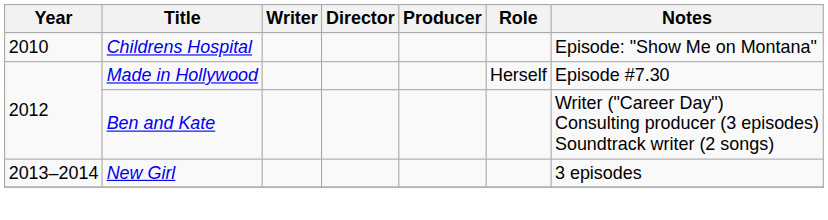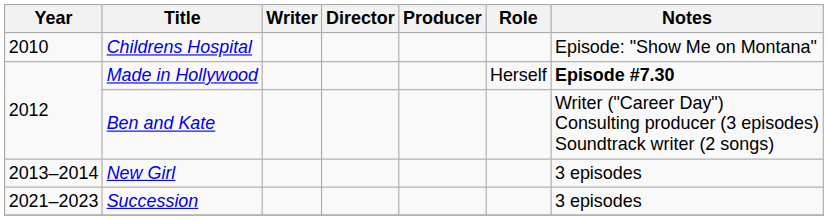(612, 75) normal -> (615, 75) bold
+ row: (152, 201)
